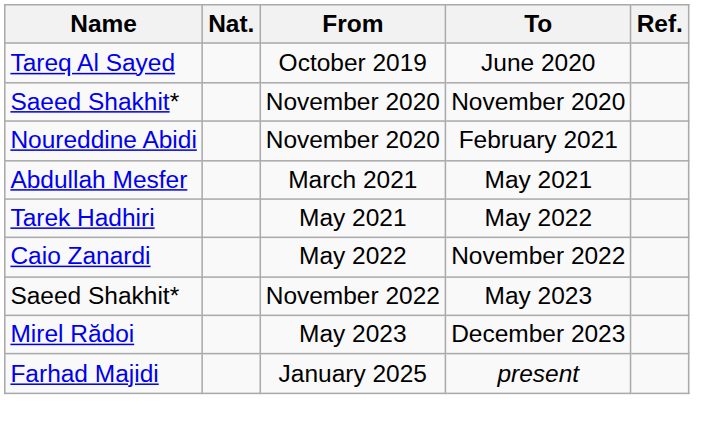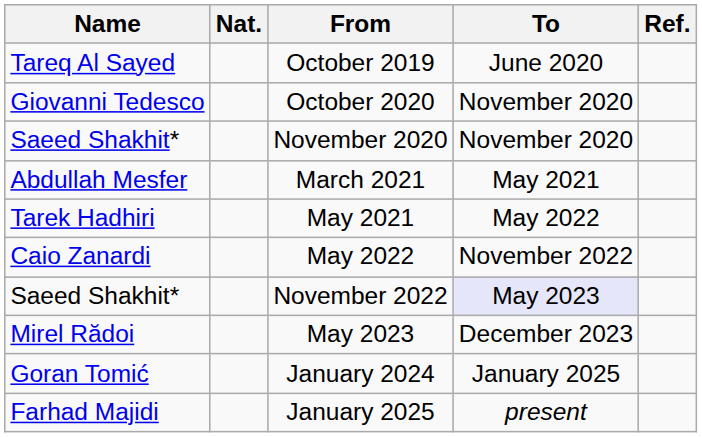+ row: (107, 101)
- row: (104, 140)
(538, 295) no background -> (546, 295) lavender background
+ row: (80, 373)
